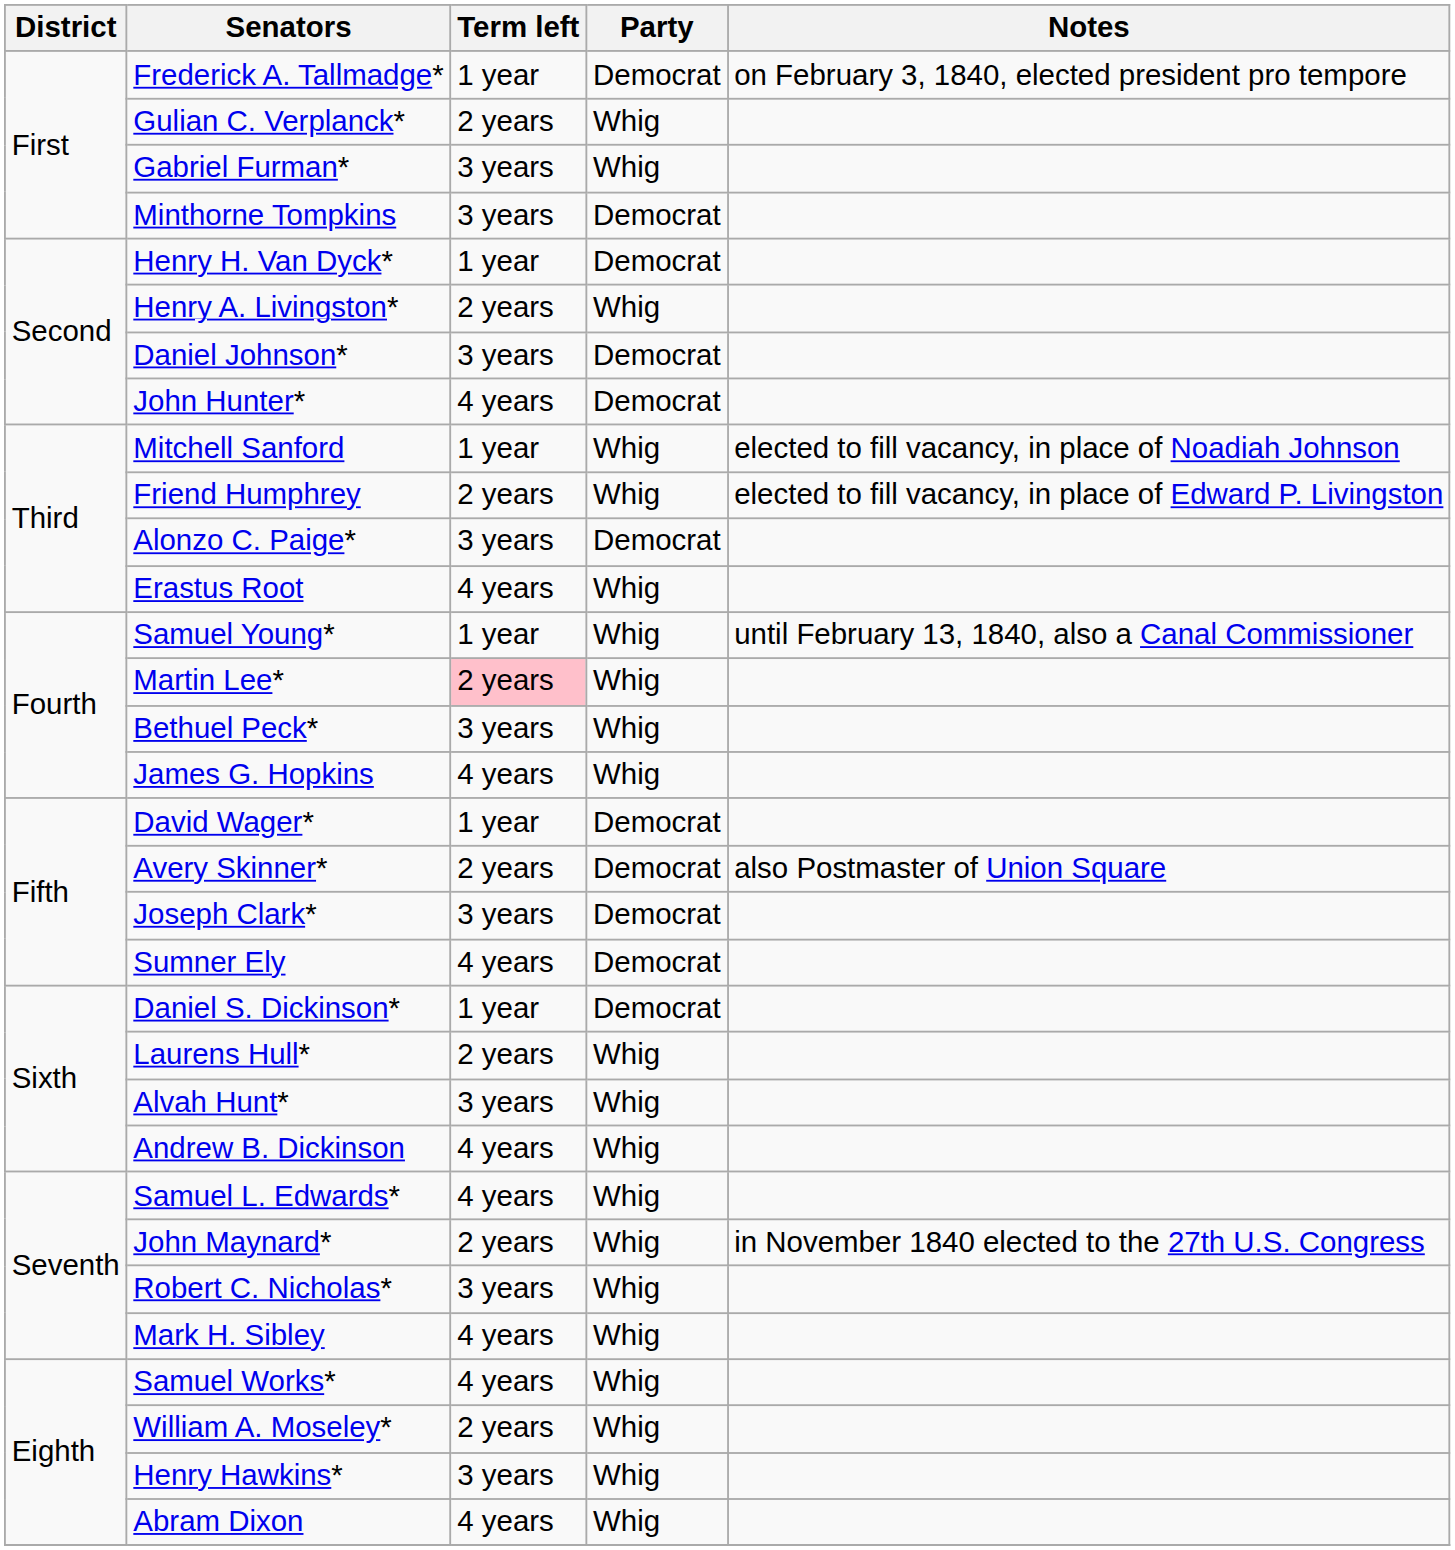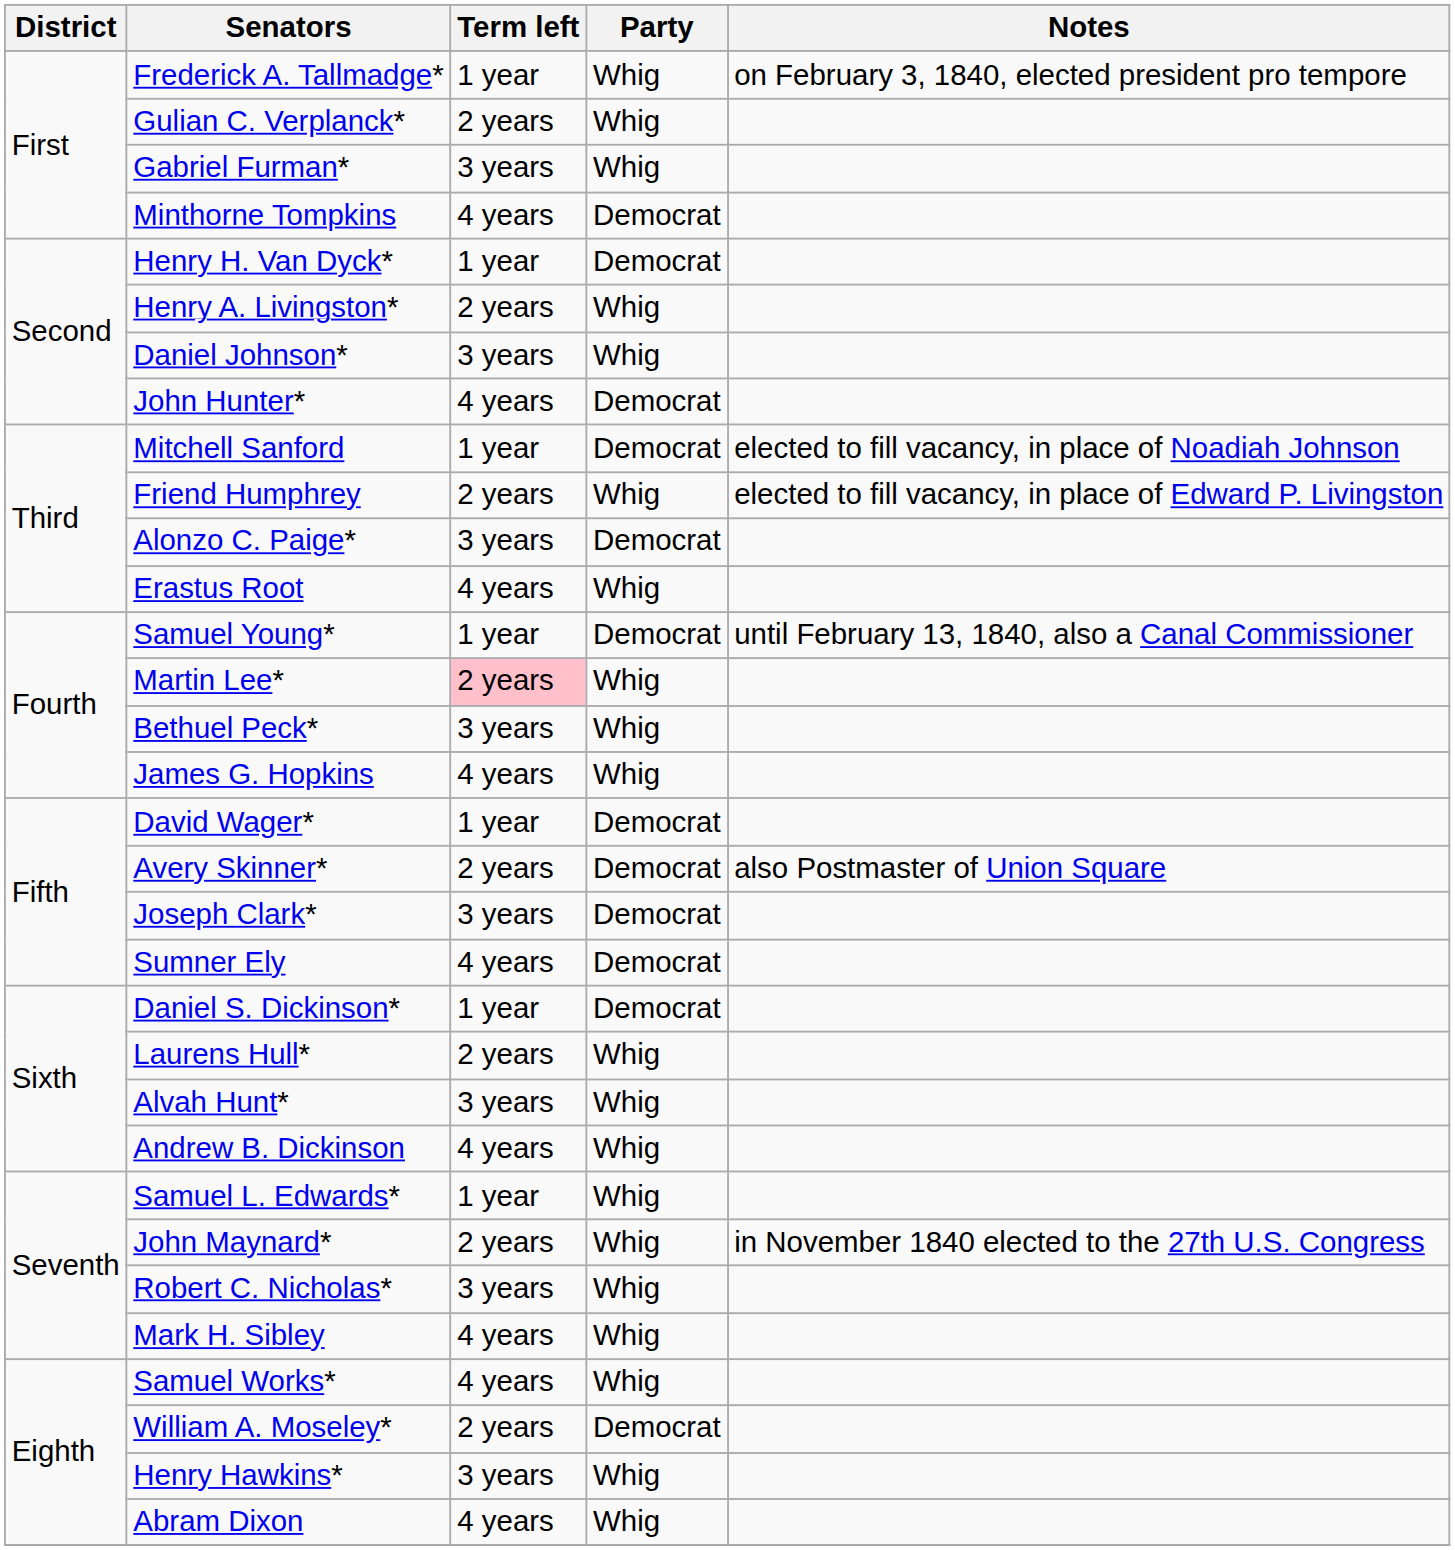(657, 74) Democrat -> (627, 74) Whig
(506, 214) 3 years -> (506, 214) 4 years
(657, 354) Democrat -> (627, 354) Whig
(627, 448) Whig -> (657, 448) Democrat
(627, 634) Whig -> (657, 634) Democrat
(506, 1195) 4 years -> (498, 1195) 1 year
(627, 1428) Whig -> (657, 1428) Democrat
